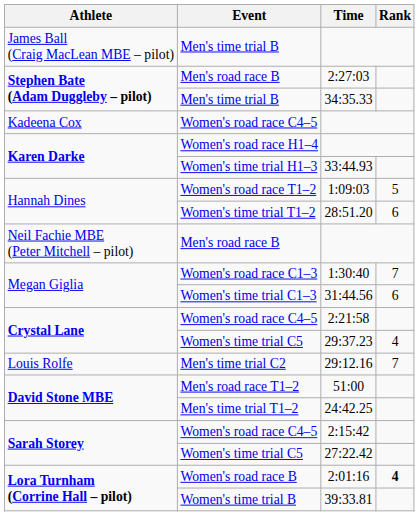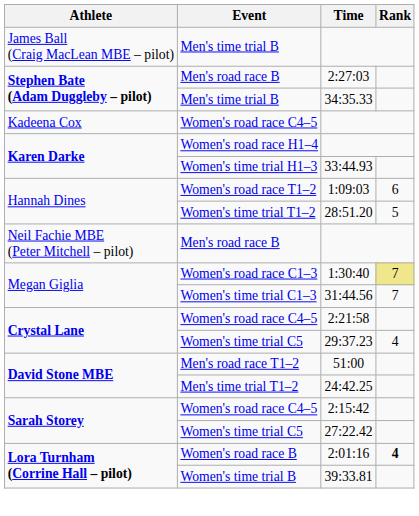(395, 190) 5 -> (395, 190) 6
(395, 212) 6 -> (395, 212) 5
(395, 274) no background -> (395, 274) khaki background
(395, 296) 6 -> (395, 296) 7
- row: (233, 364)
